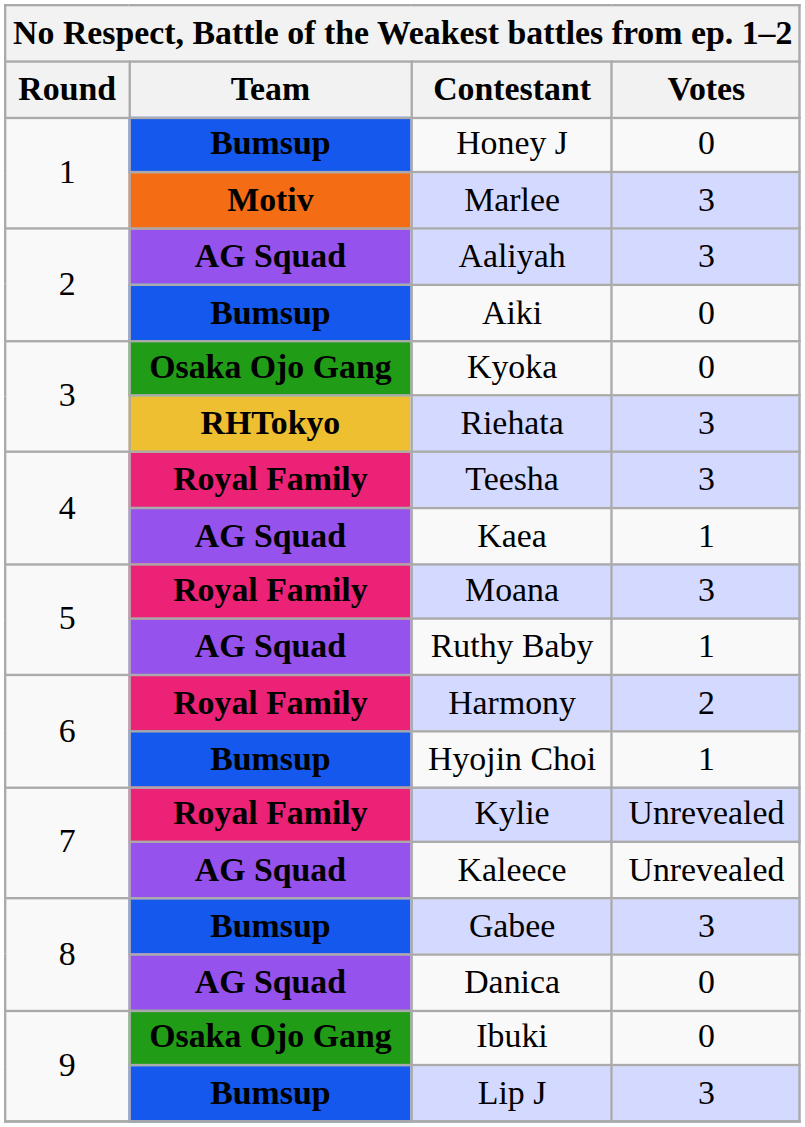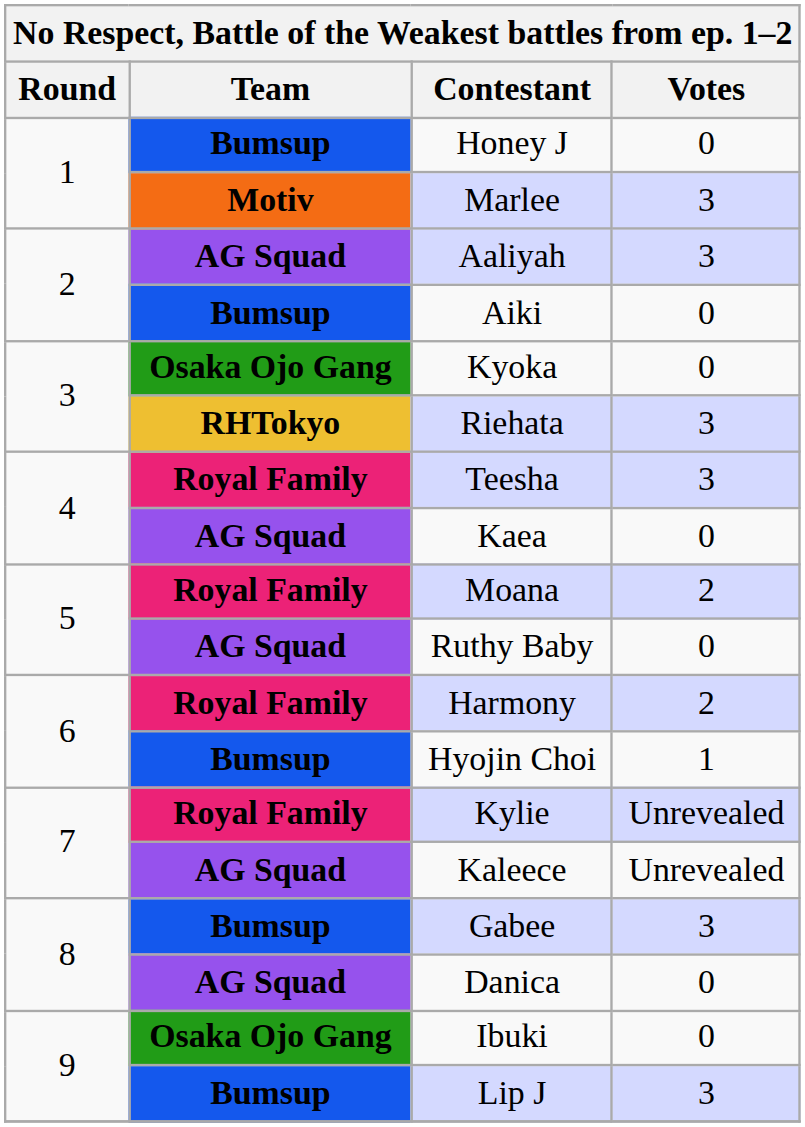(706, 535) 1 -> (706, 535) 0
(706, 590) 3 -> (706, 590) 2
(706, 646) 1 -> (706, 646) 0
